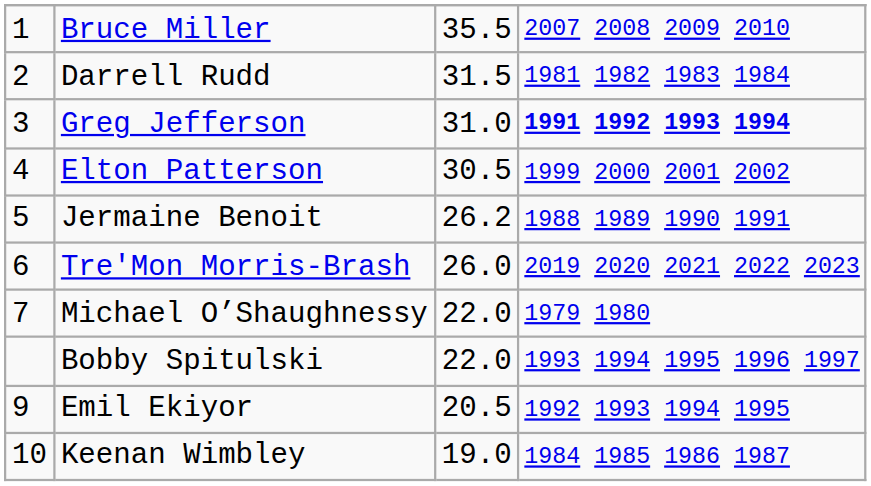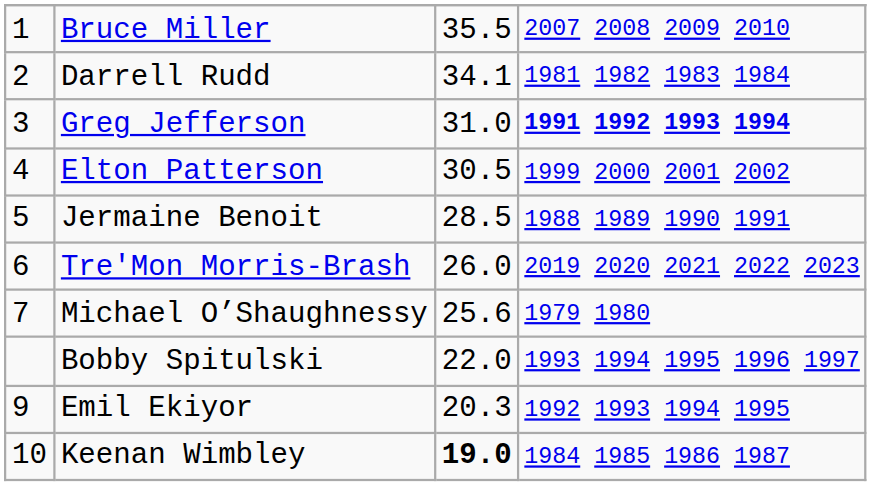(477, 76) 31.5 -> (477, 76) 34.1
(477, 219) 26.2 -> (477, 219) 28.5
(477, 314) 22.0 -> (477, 314) 25.6
(477, 409) 20.5 -> (477, 409) 20.3
(477, 456) normal -> (477, 456) bold
